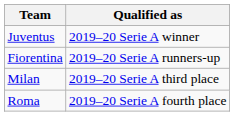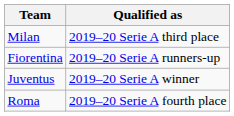rows swapped: (31, 36) <-> (24, 79)
